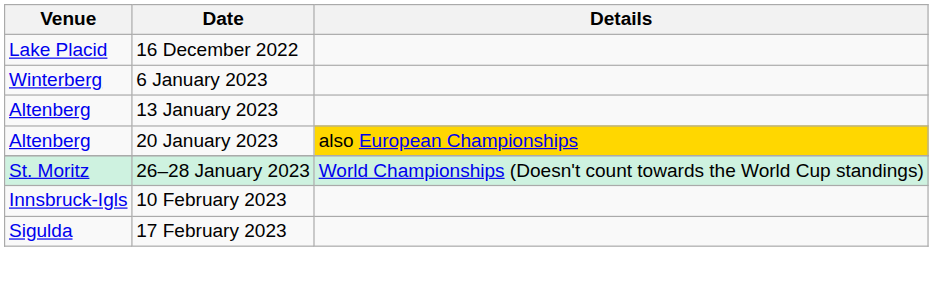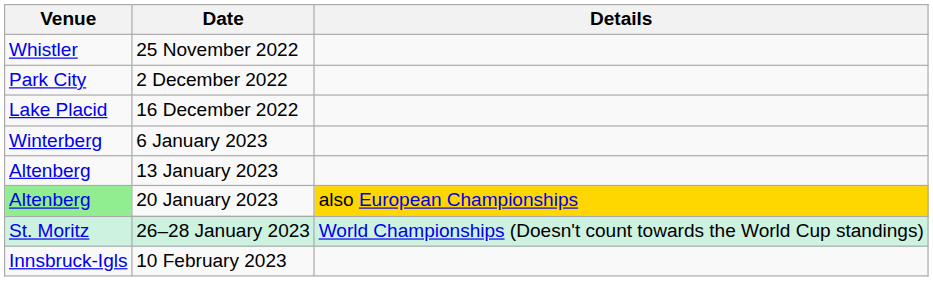+ row: (217, 49)
+ row: (212, 79)
(50, 140) no background -> (50, 200) lightgreen background
- row: (211, 230)
